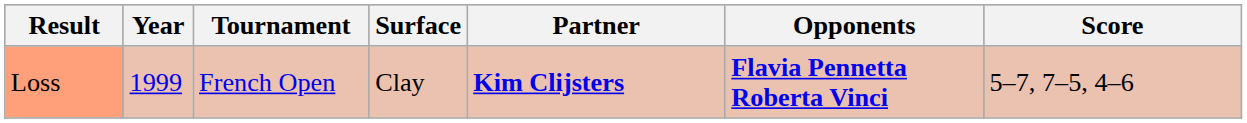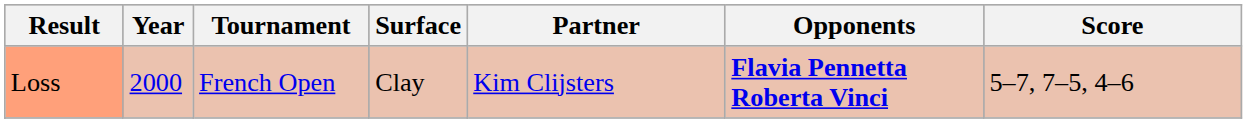(156, 81) 1999 -> (156, 81) 2000
(549, 81) bold -> (544, 81) normal
